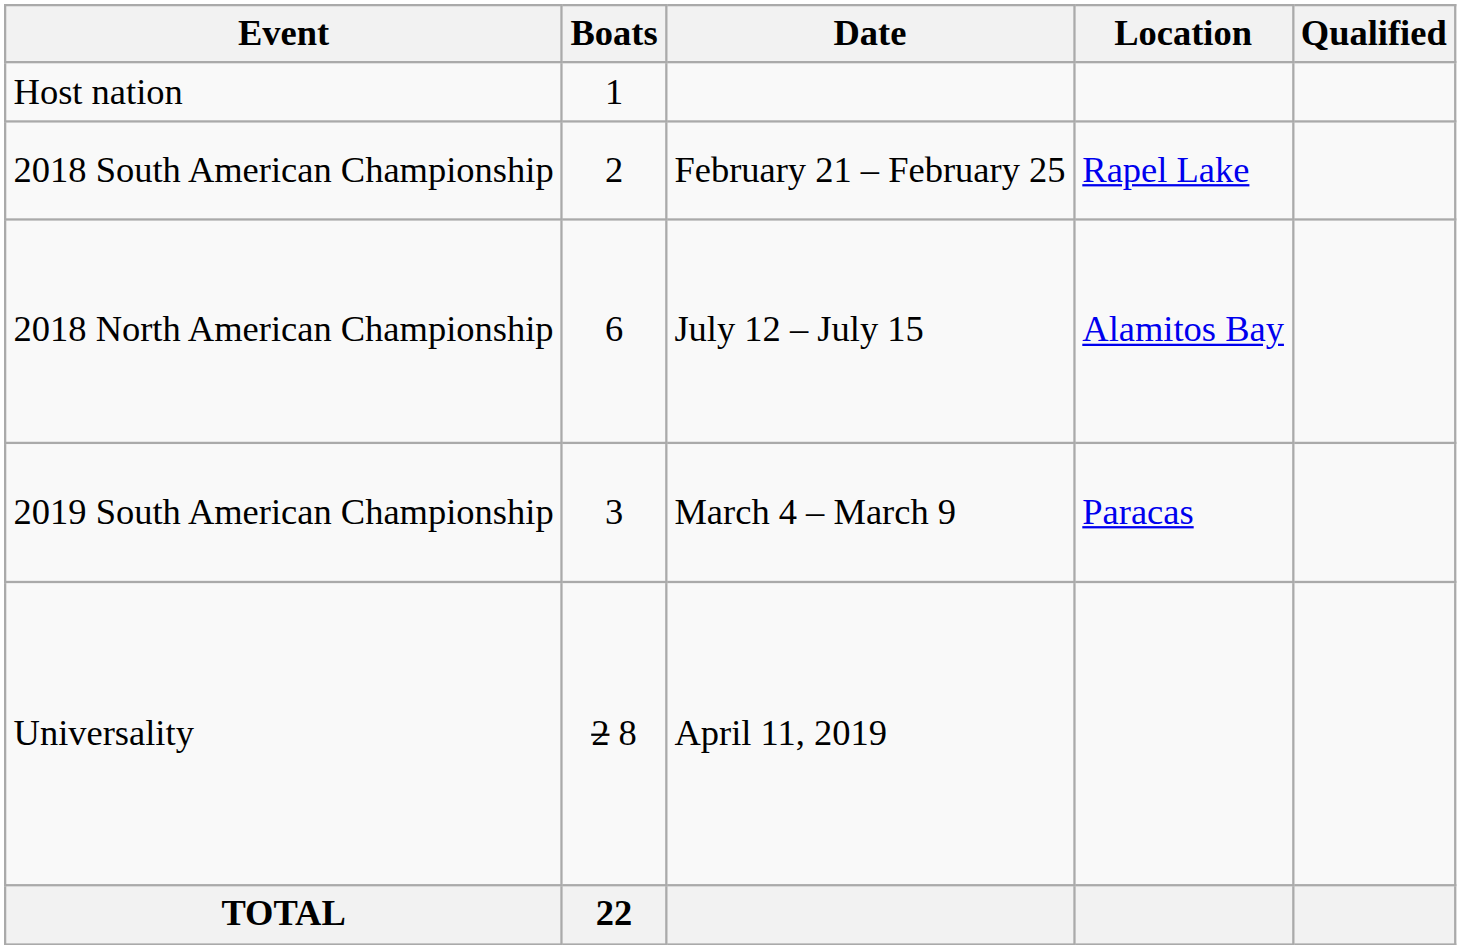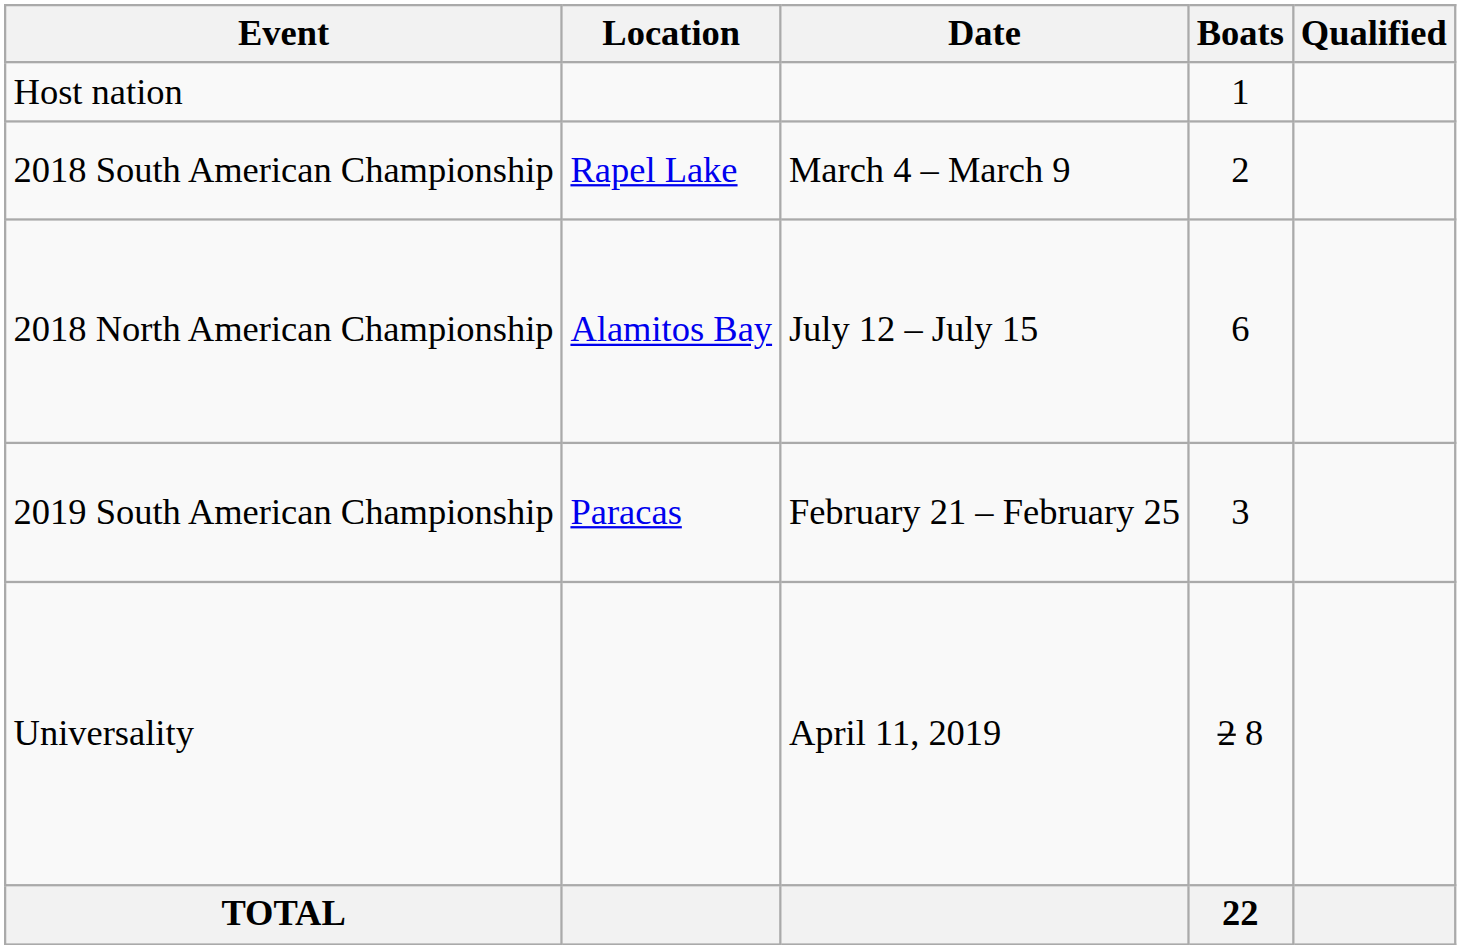columns swapped: (1183, 33) <-> (614, 33)
(870, 169) February 21 – February 25 -> (930, 169) March 4 – March 9
(815, 511) March 4 – March 9 -> (984, 511) February 21 – February 25
